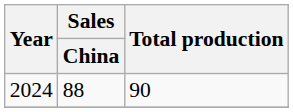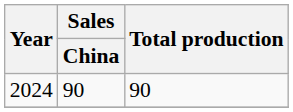(74, 90) 88 -> (74, 90) 90
